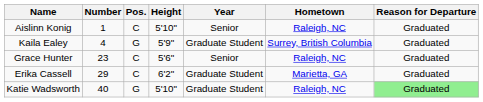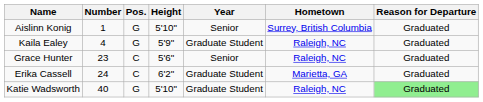(136, 27) C -> (136, 27) G
(320, 27) Raleigh, NC -> (320, 27) Surrey, British Columbia
(320, 43) Surrey, British Columbia -> (320, 43) Raleigh, NC
(103, 74) 29 -> (103, 74) 24
